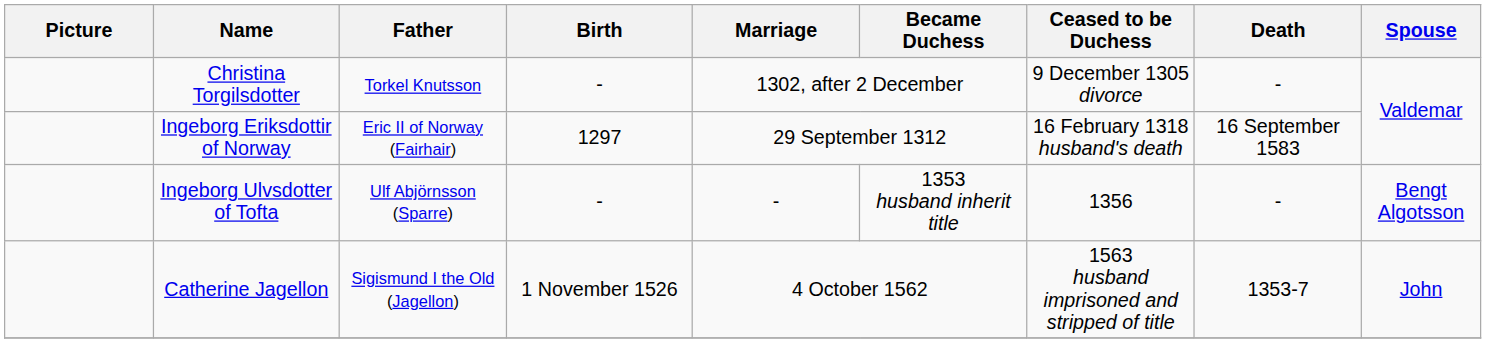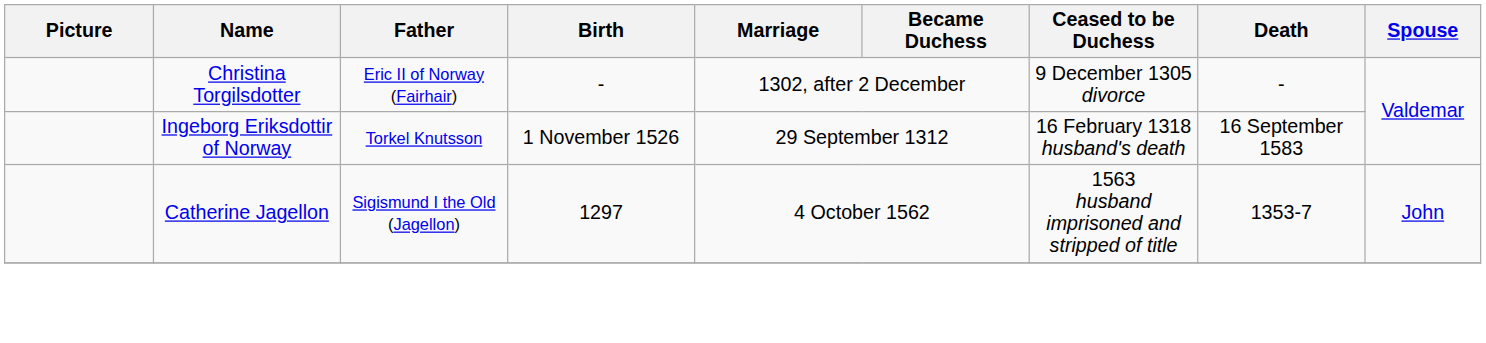(423, 85) Torkel Knutsson -> (424, 85) Eric II of Norway (Fairhair)
(423, 139) Eric II of Norway (Fairhair) -> (424, 139) Torkel Knutsson
(600, 137) 1297 -> (601, 137) 1 November 1526
- row: (246, 202)
(600, 288) 1 November 1526 -> (601, 213) 1297
